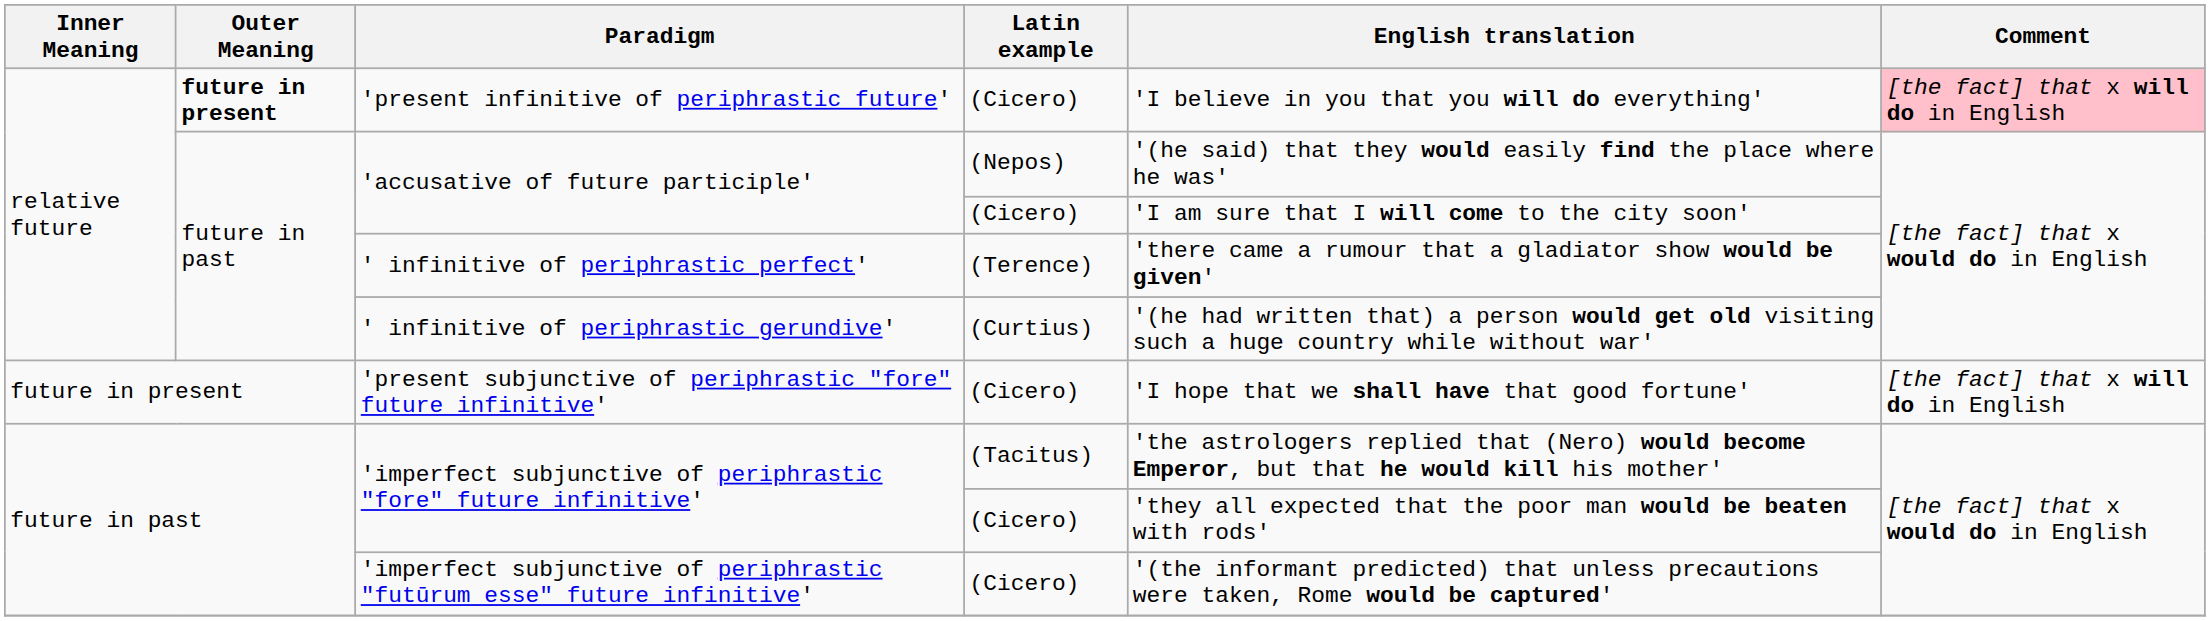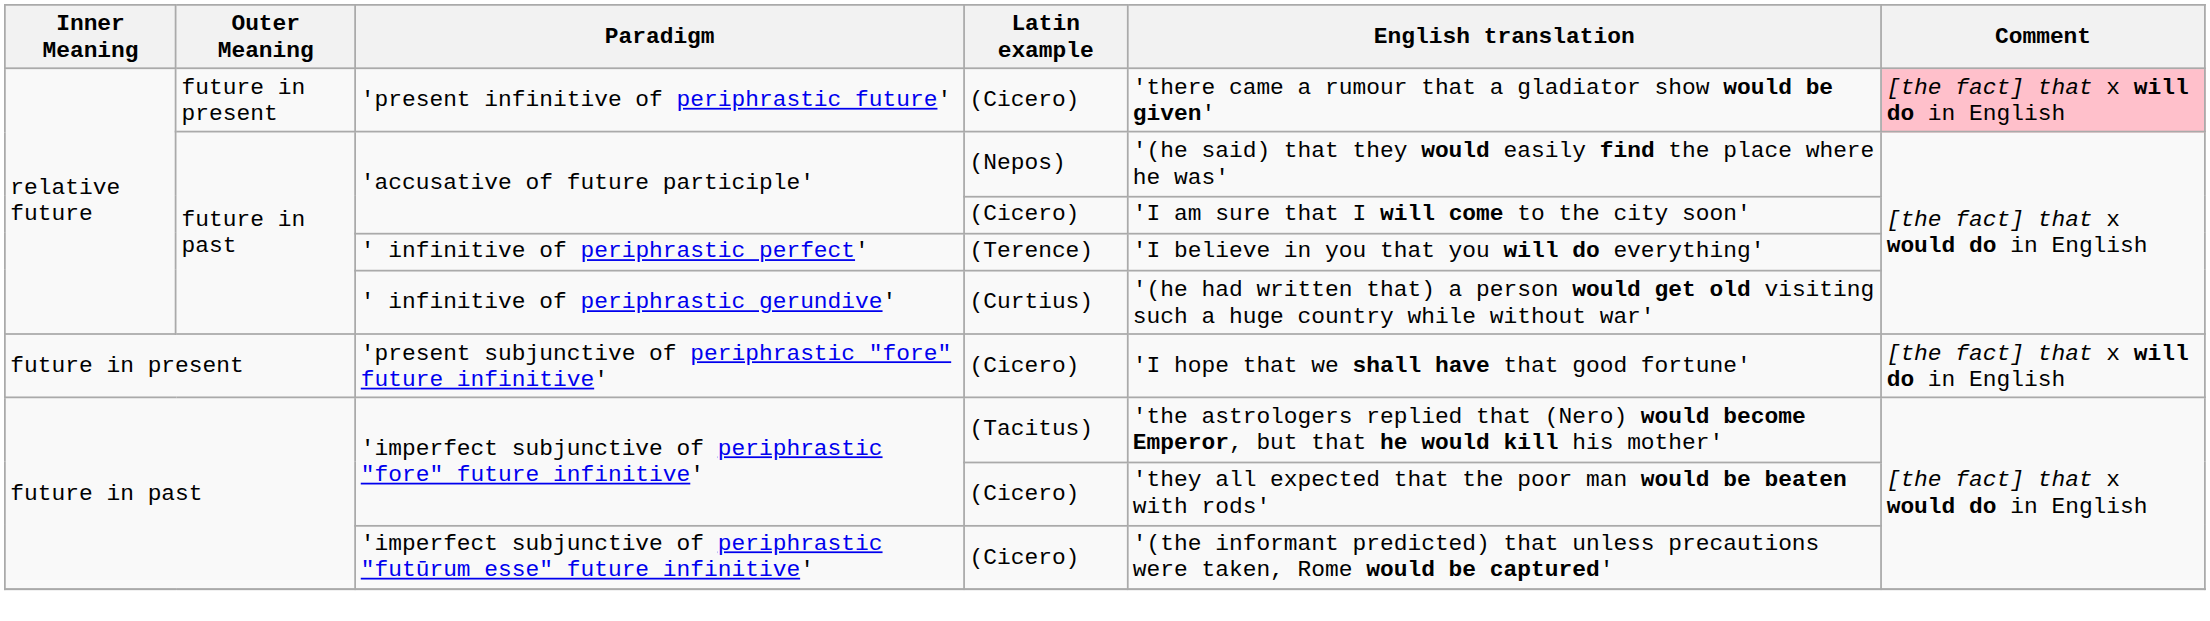(243, 100) bold -> (243, 100) normal
(1449, 100) 'I believe in you that you will do everything' -> (1483, 100) 'there came a rumour that a gladiator show would be given'
(1483, 265) 'there came a rumour that a gladiator show would be given' -> (1449, 252) 'I believe in you that you will do everything'
